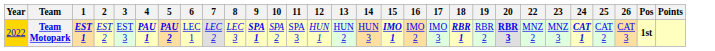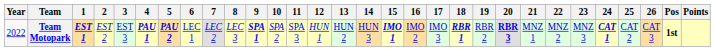+ column: (533, 11)
(16, 32) gold background -> (16, 32) no background
